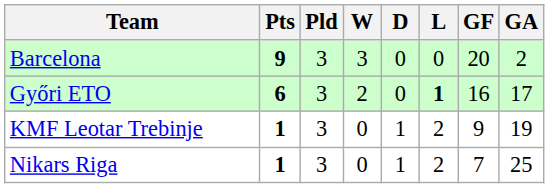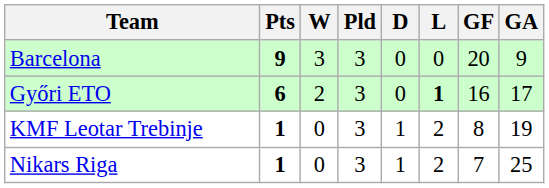columns swapped: (322, 22) <-> (362, 22)
(521, 57) 2 -> (521, 57) 9
(479, 128) 9 -> (479, 128) 8
